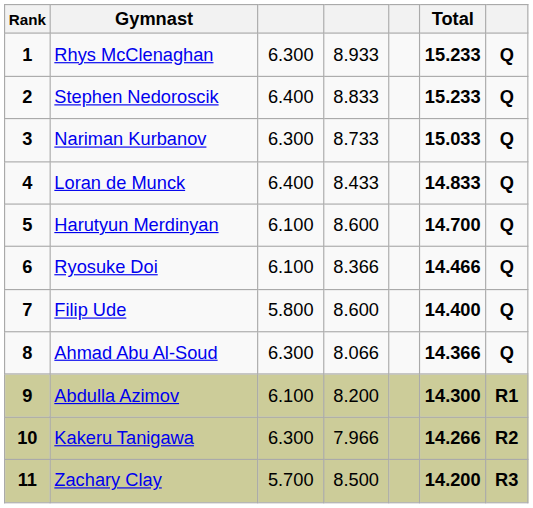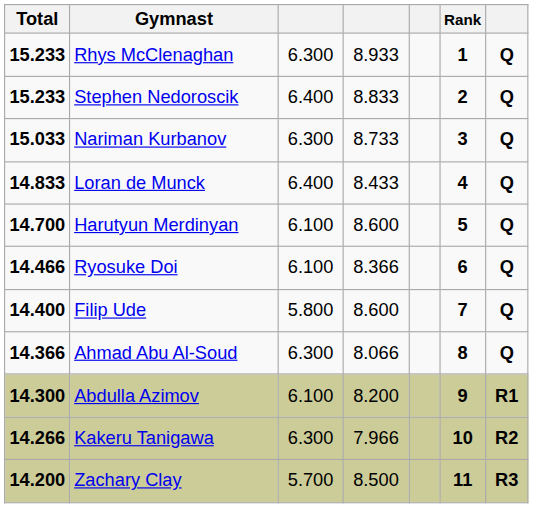columns swapped: (27, 20) <-> (453, 18)
